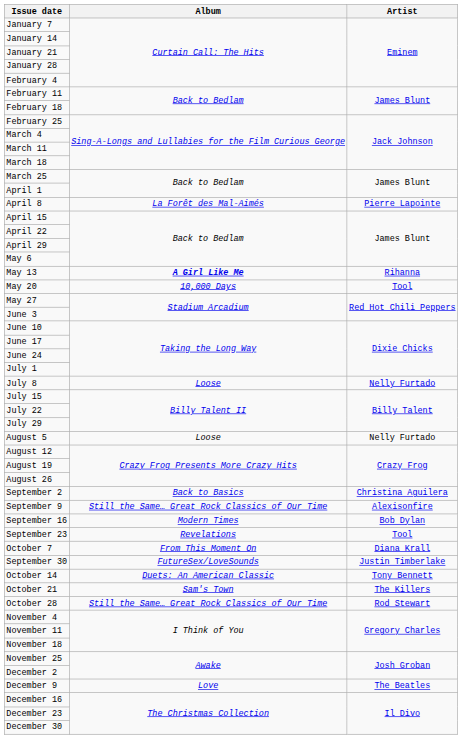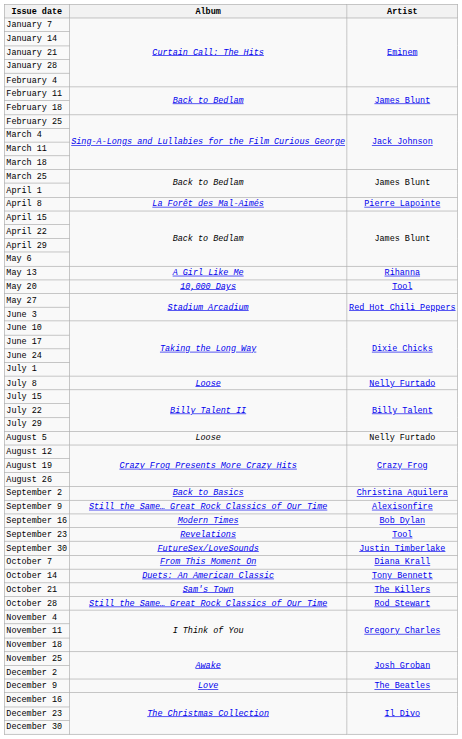(208, 273) bold -> (208, 273) normal
rows swapped: (37, 562) <-> (29, 548)
